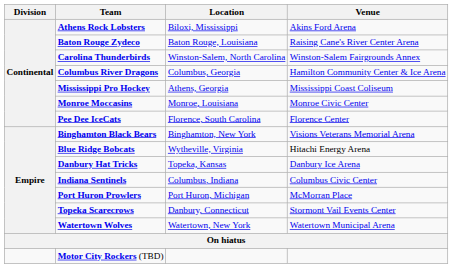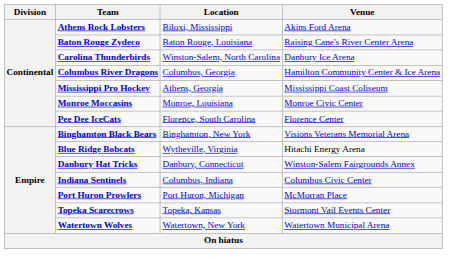(355, 57) Winston-Salem Fairgrounds Annex -> (320, 57) Danbury Ice Arena
(197, 164) Topeka, Kansas -> (203, 164) Danbury, Connecticut
(325, 164) Danbury Ice Arena -> (350, 164) Winston-Salem Fairgrounds Annex
(208, 210) Danbury, Connecticut -> (192, 210) Topeka, Kansas
- row: (111, 255)
